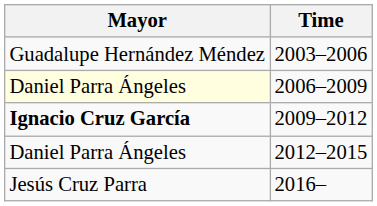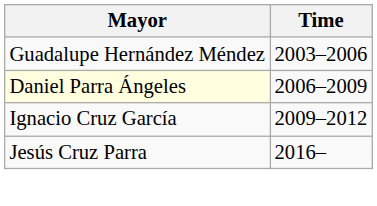(100, 119) bold -> (93, 119) normal
- row: (321, 151)
